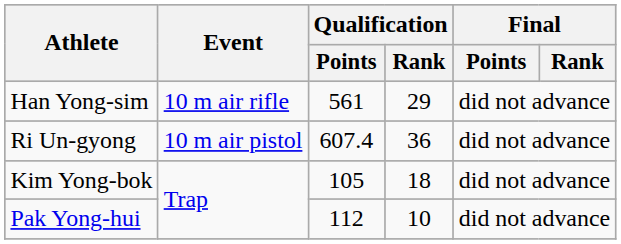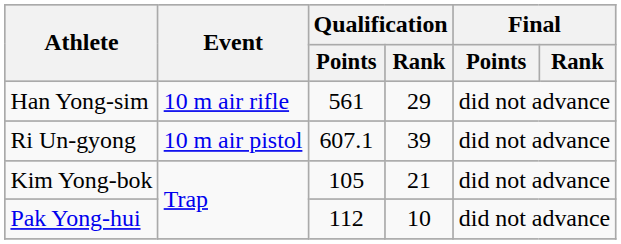(346, 140) 607.4 -> (346, 140) 607.1
(419, 140) 36 -> (419, 140) 39
(419, 180) 18 -> (419, 180) 21
